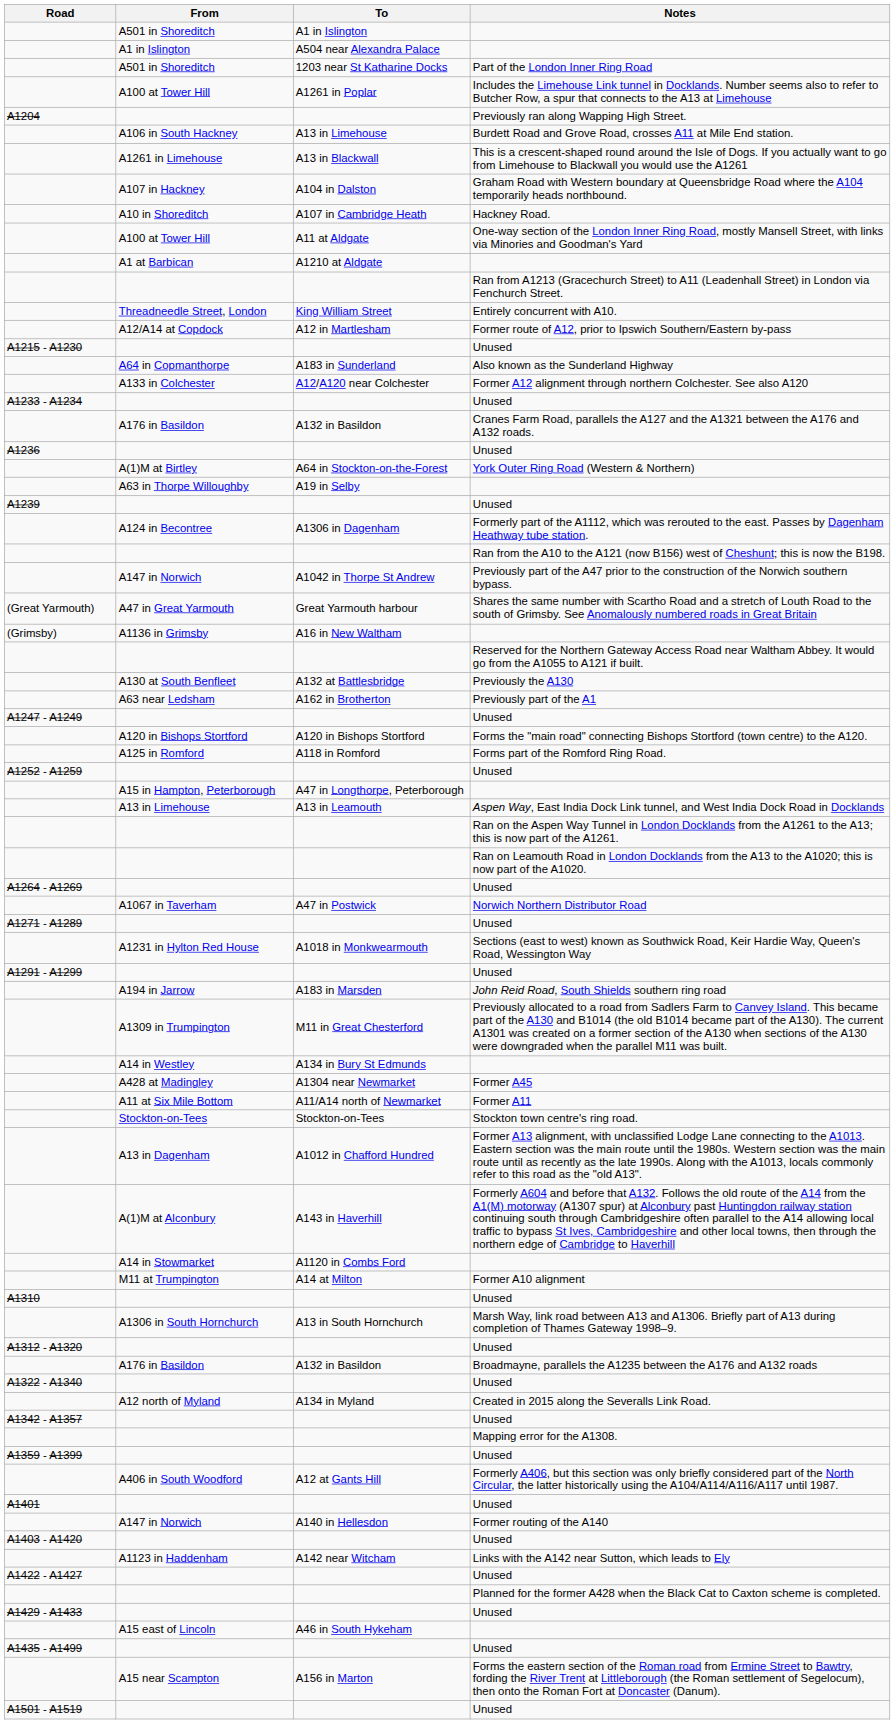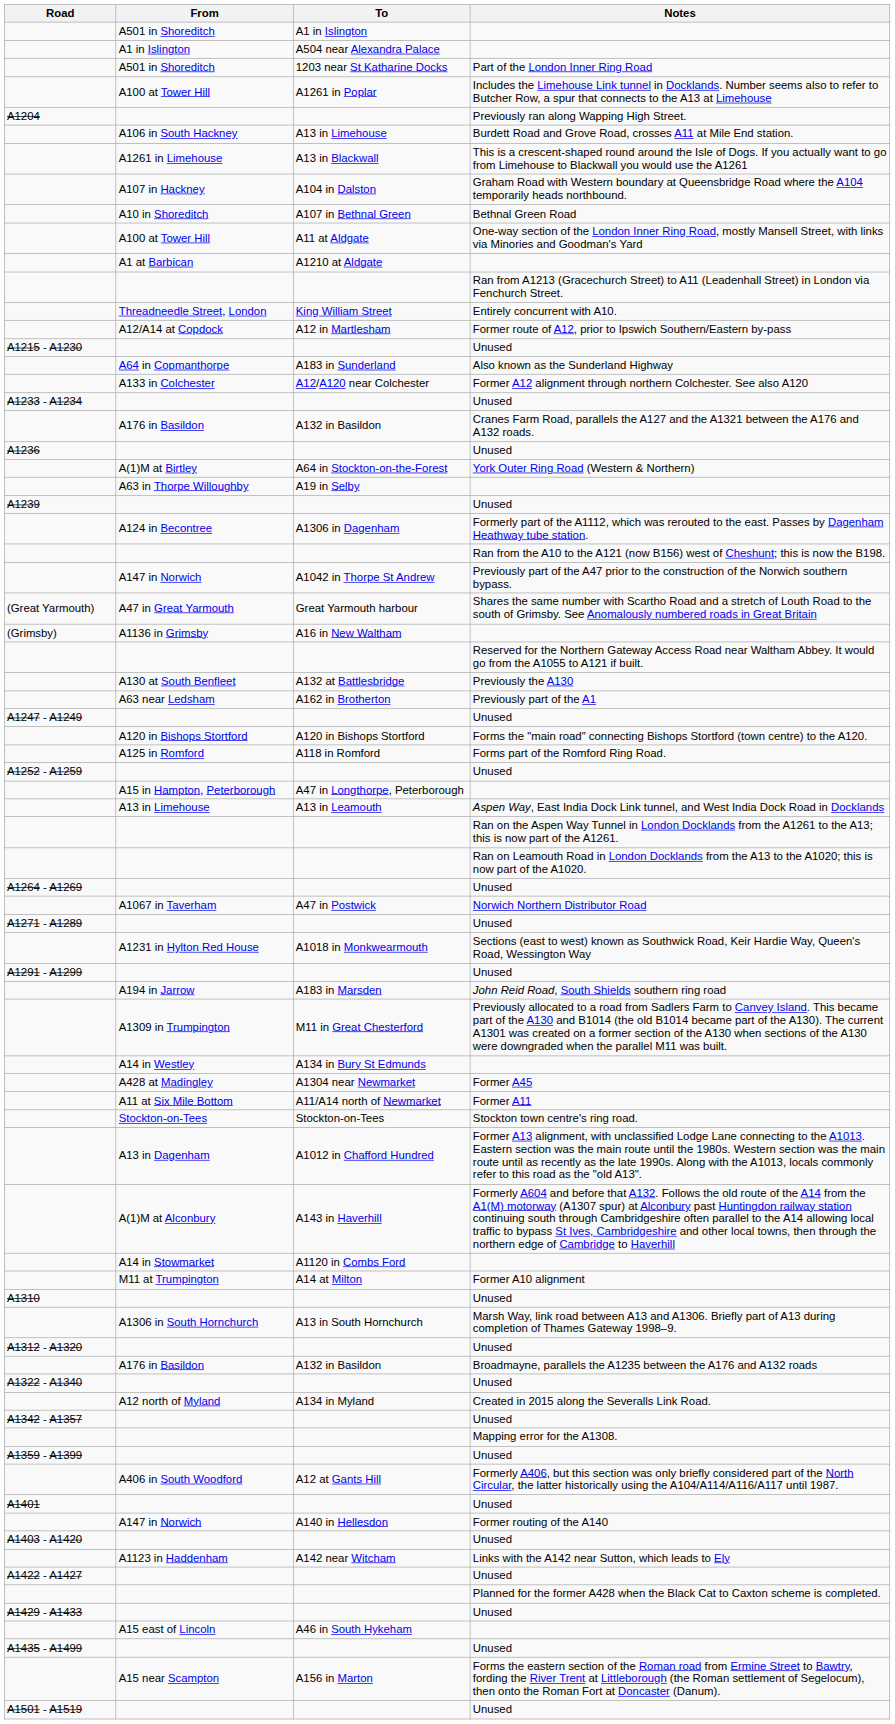- row: (60, 214)
+ row: (60, 214)
